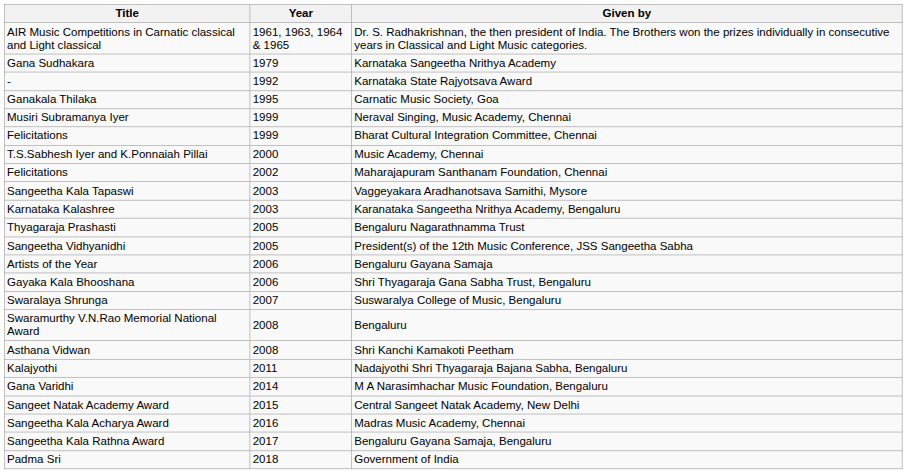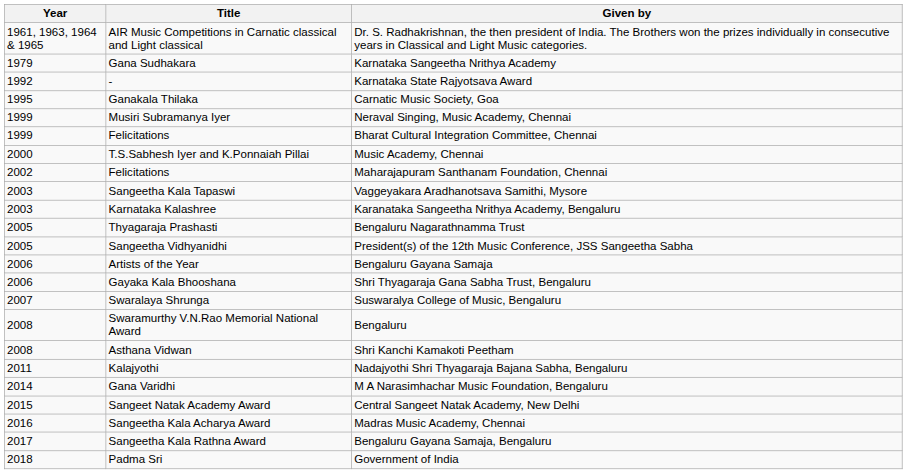columns swapped: (301, 13) <-> (127, 13)
